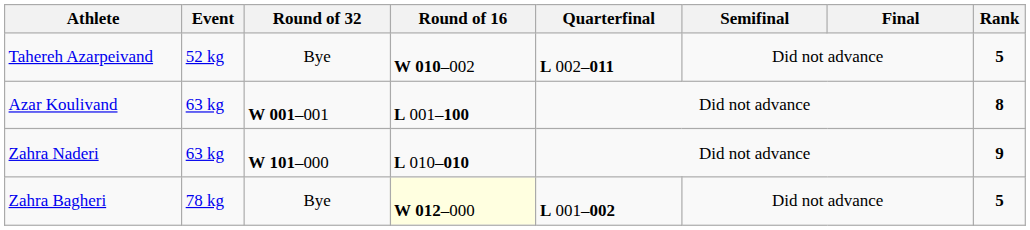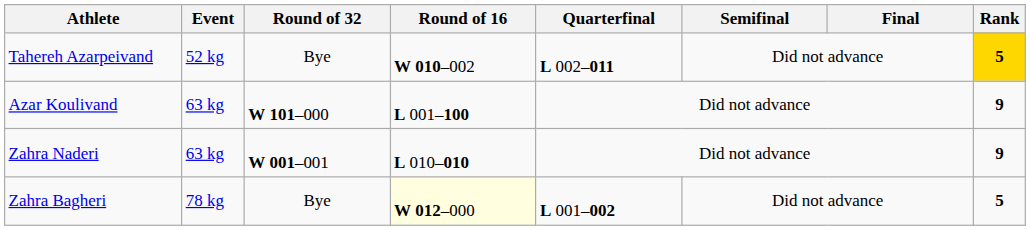(1000, 56) no background -> (1000, 56) gold background
(289, 115) W 001–001 -> (289, 115) W 101–000
(1000, 105) 8 -> (1000, 105) 9
(289, 163) W 101–000 -> (289, 163) W 001–001
